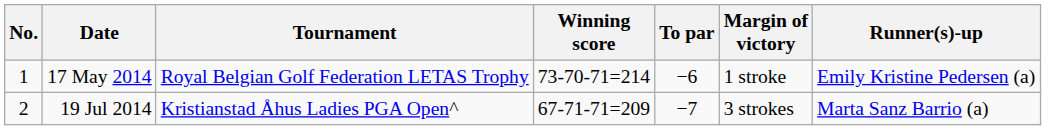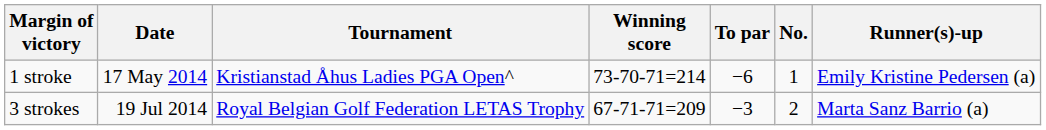columns swapped: (24, 32) <-> (766, 32)
(345, 76) Royal Belgian Golf Federation LETAS Trophy -> (365, 76) Kristianstad Åhus Ladies PGA Open^
(310, 108) Kristianstad Åhus Ladies PGA Open^ -> (400, 108) Royal Belgian Golf Federation LETAS Trophy
(687, 108) −7 -> (742, 108) −3
